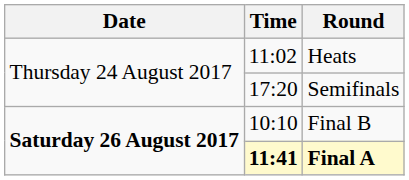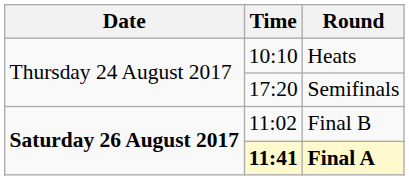(273, 55) 11:02 -> (273, 55) 10:10
(273, 123) 10:10 -> (273, 123) 11:02
